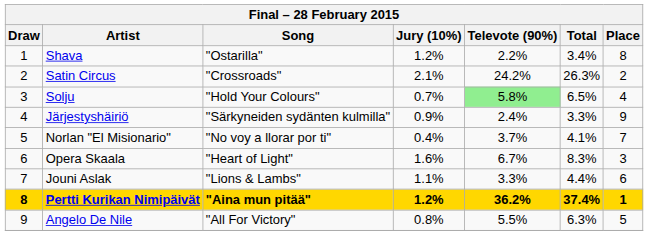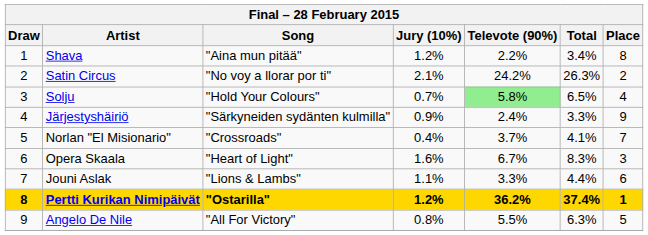(234, 55) "Ostarilla" -> (254, 55) "Aina mun pitää"
(244, 76) "Crossroads" -> (268, 76) "No voy a llorar por ti"
(268, 138) "No voy a llorar por ti" -> (244, 138) "Crossroads"
(258, 199) "Aina mun pitää" -> (238, 199) "Ostarilla"
